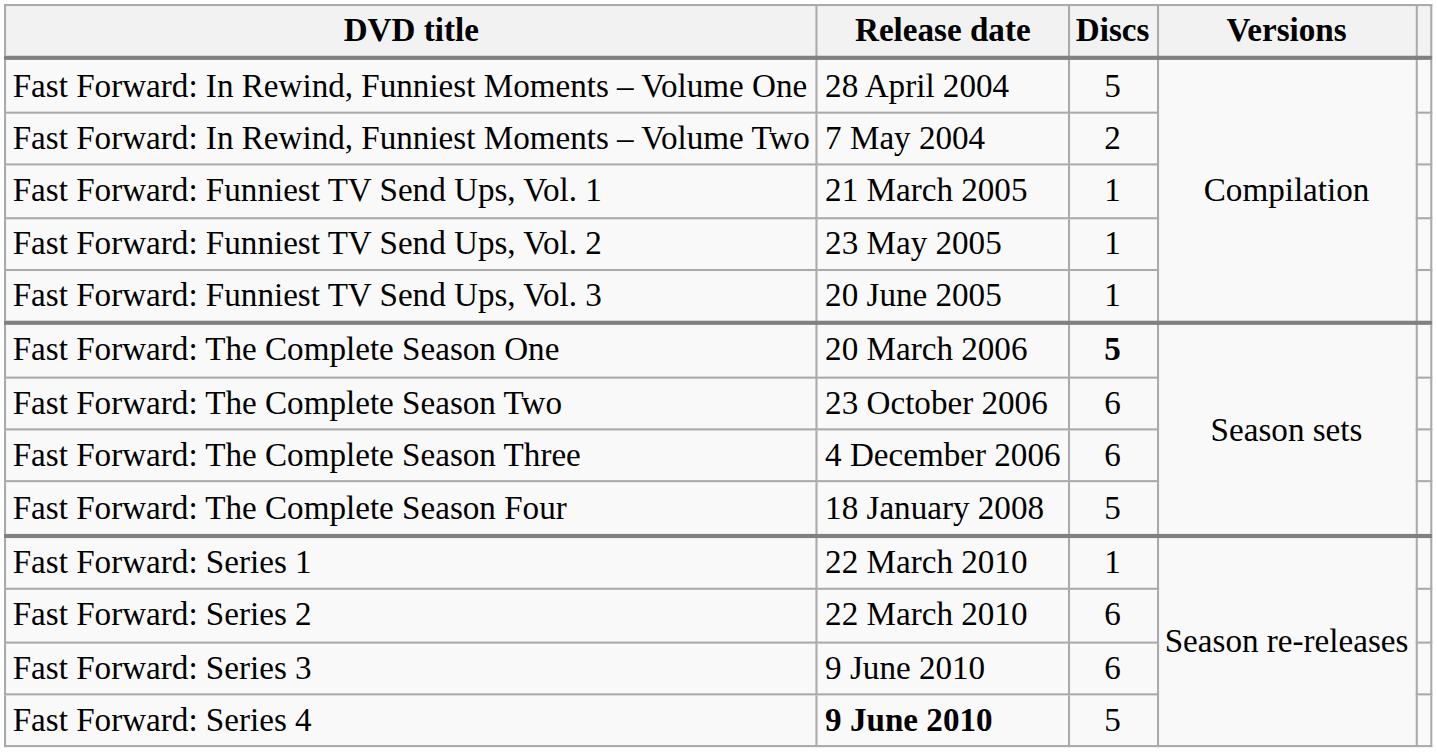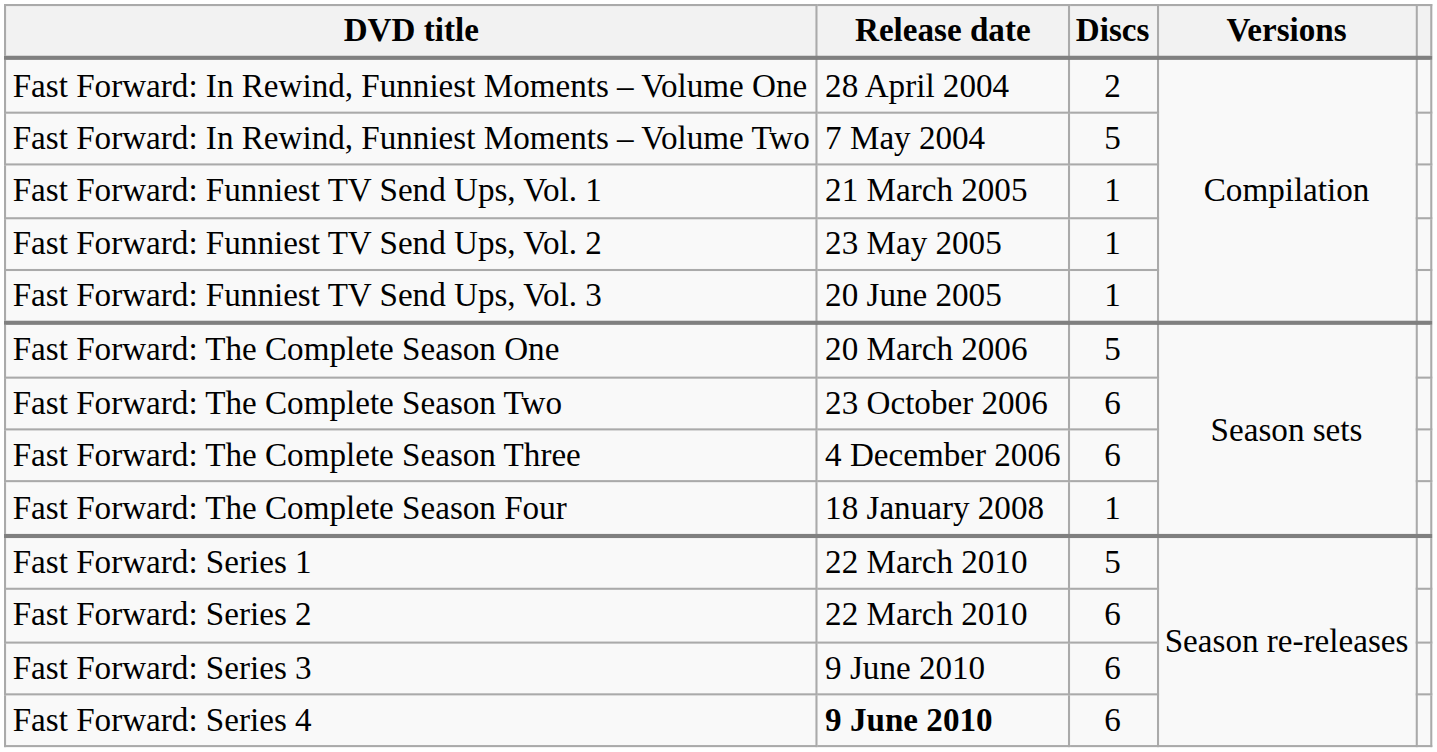(1113, 85) 5 -> (1113, 85) 2
(1113, 137) 2 -> (1113, 137) 5
(1113, 350) bold -> (1113, 350) normal
(1113, 507) 5 -> (1113, 507) 1
(1113, 562) 1 -> (1113, 562) 5
(1113, 719) 5 -> (1113, 719) 6
